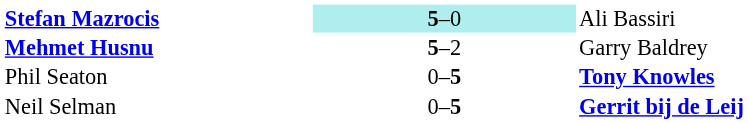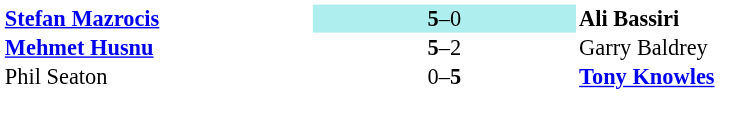(627, 18) normal -> (629, 18) bold
- row: (60, 106)
